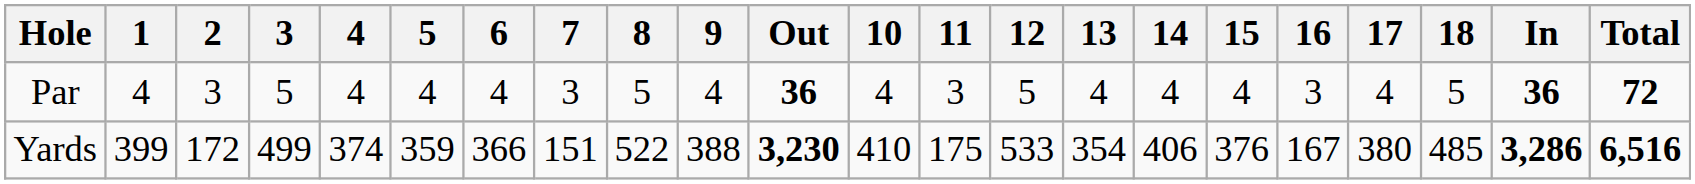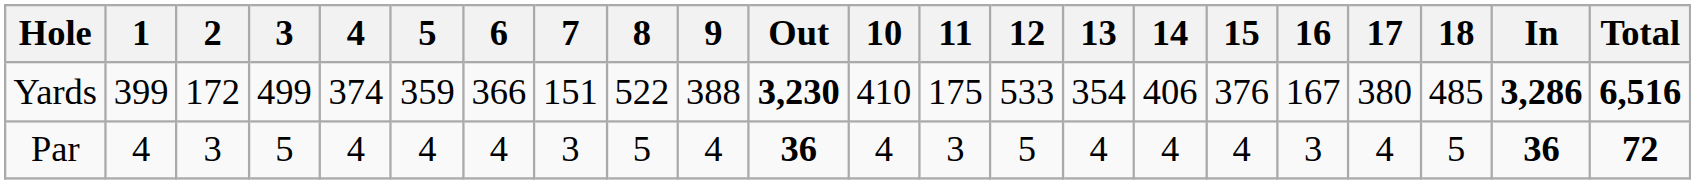rows swapped: (55, 149) <-> (55, 91)
